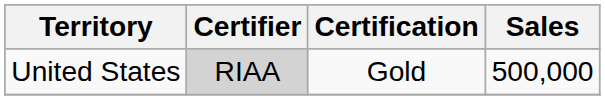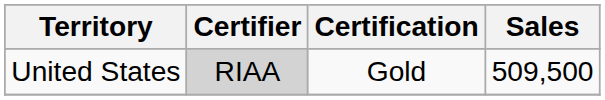(543, 71) 500,000 -> (543, 71) 509,500
